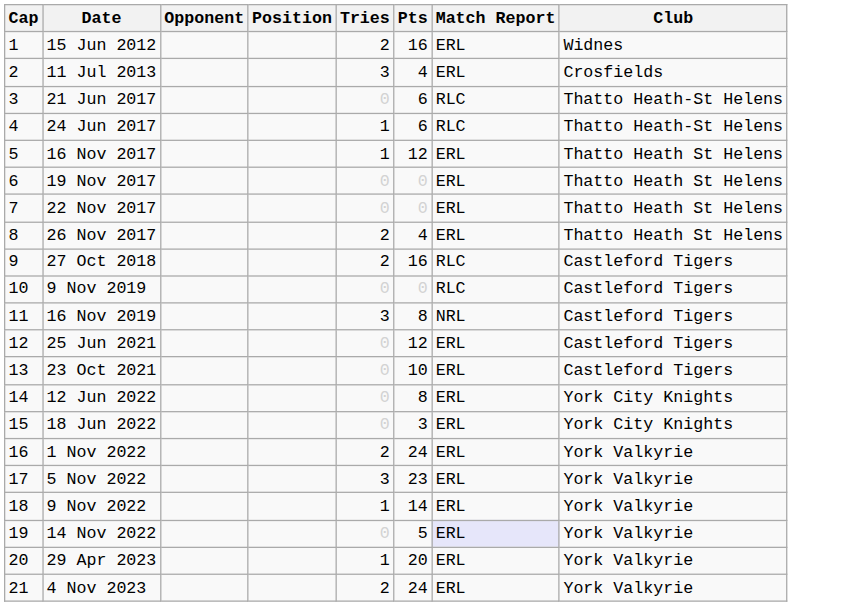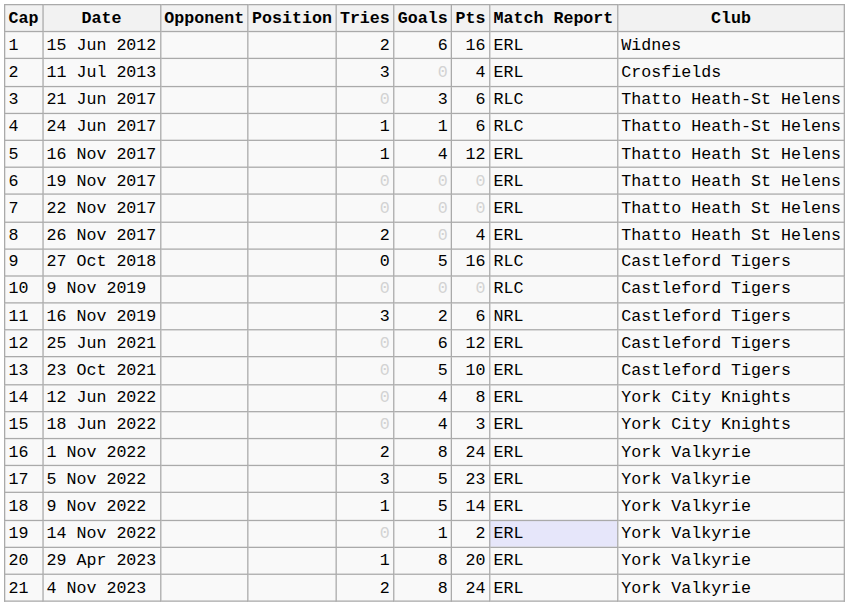+ column: (423, 18)
(385, 262) 2 -> (385, 262) 0
(423, 317) 8 -> (481, 317) 6
(423, 533) 5 -> (481, 533) 2
